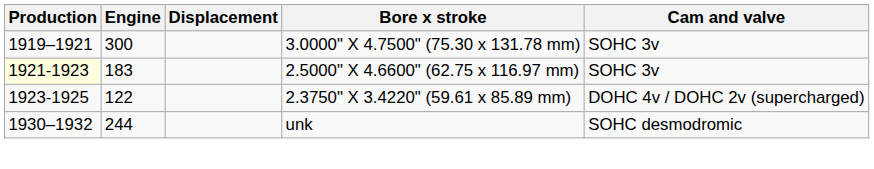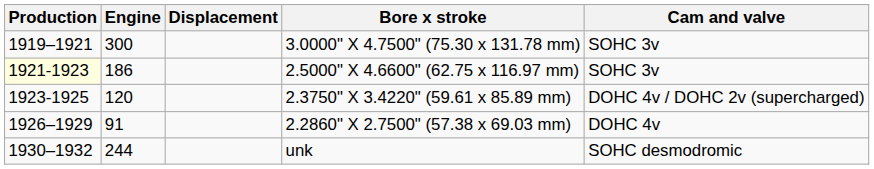(119, 71) 183 -> (119, 71) 186
(119, 97) 122 -> (119, 97) 120
+ row: (428, 124)
